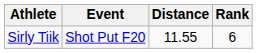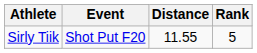(232, 37) 6 -> (232, 37) 5
